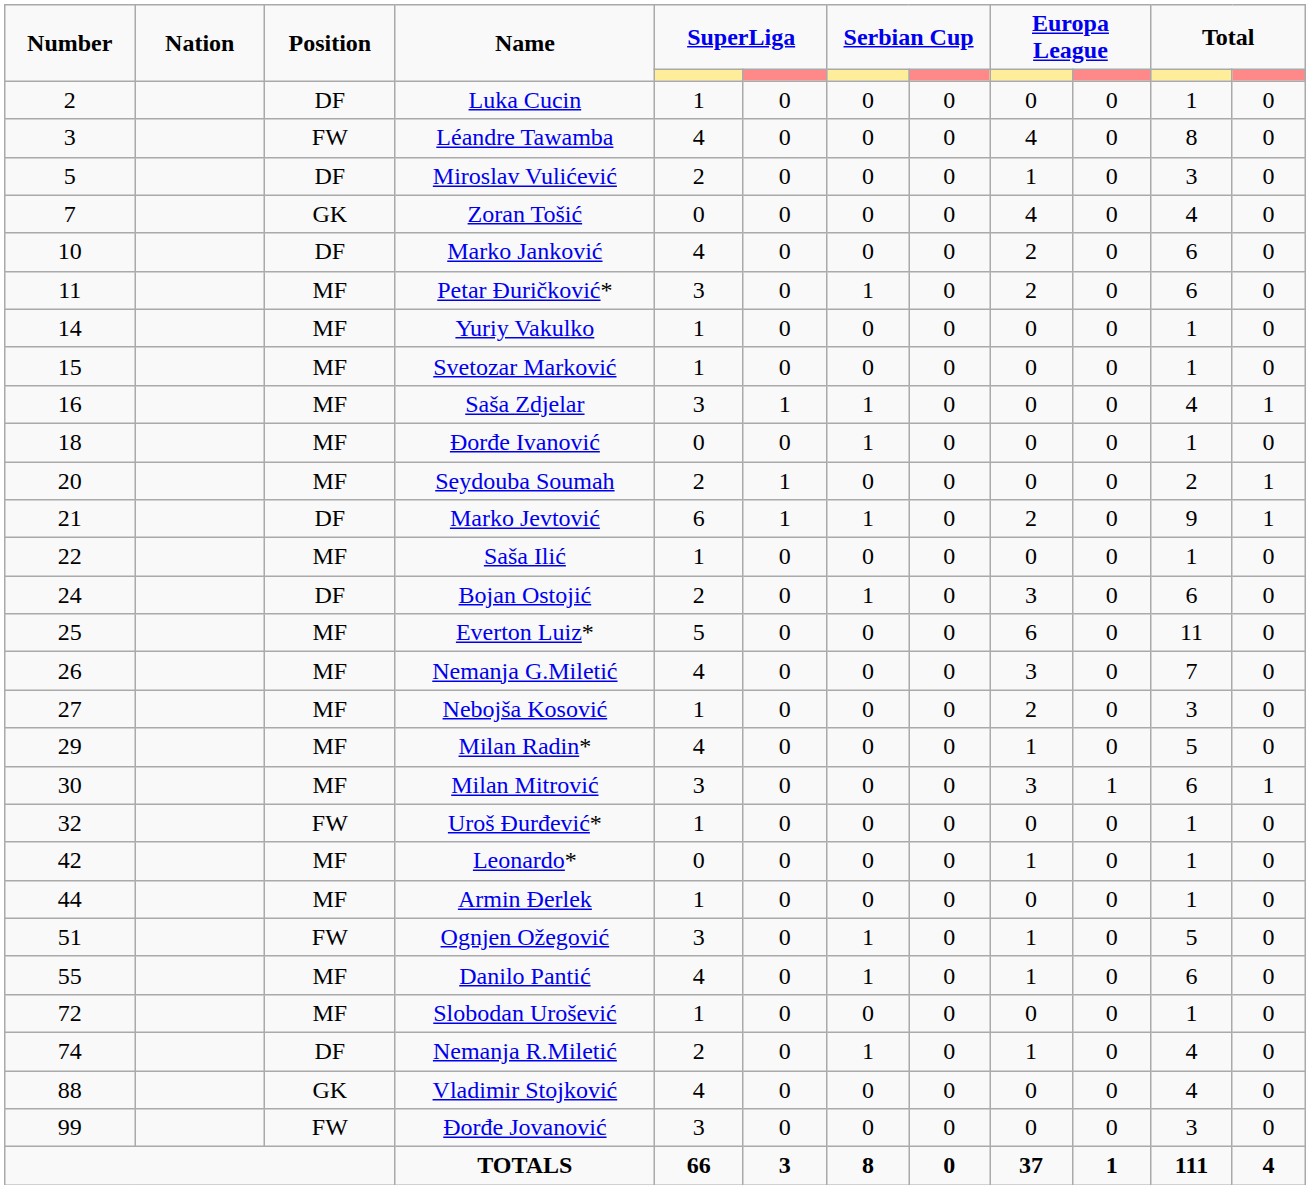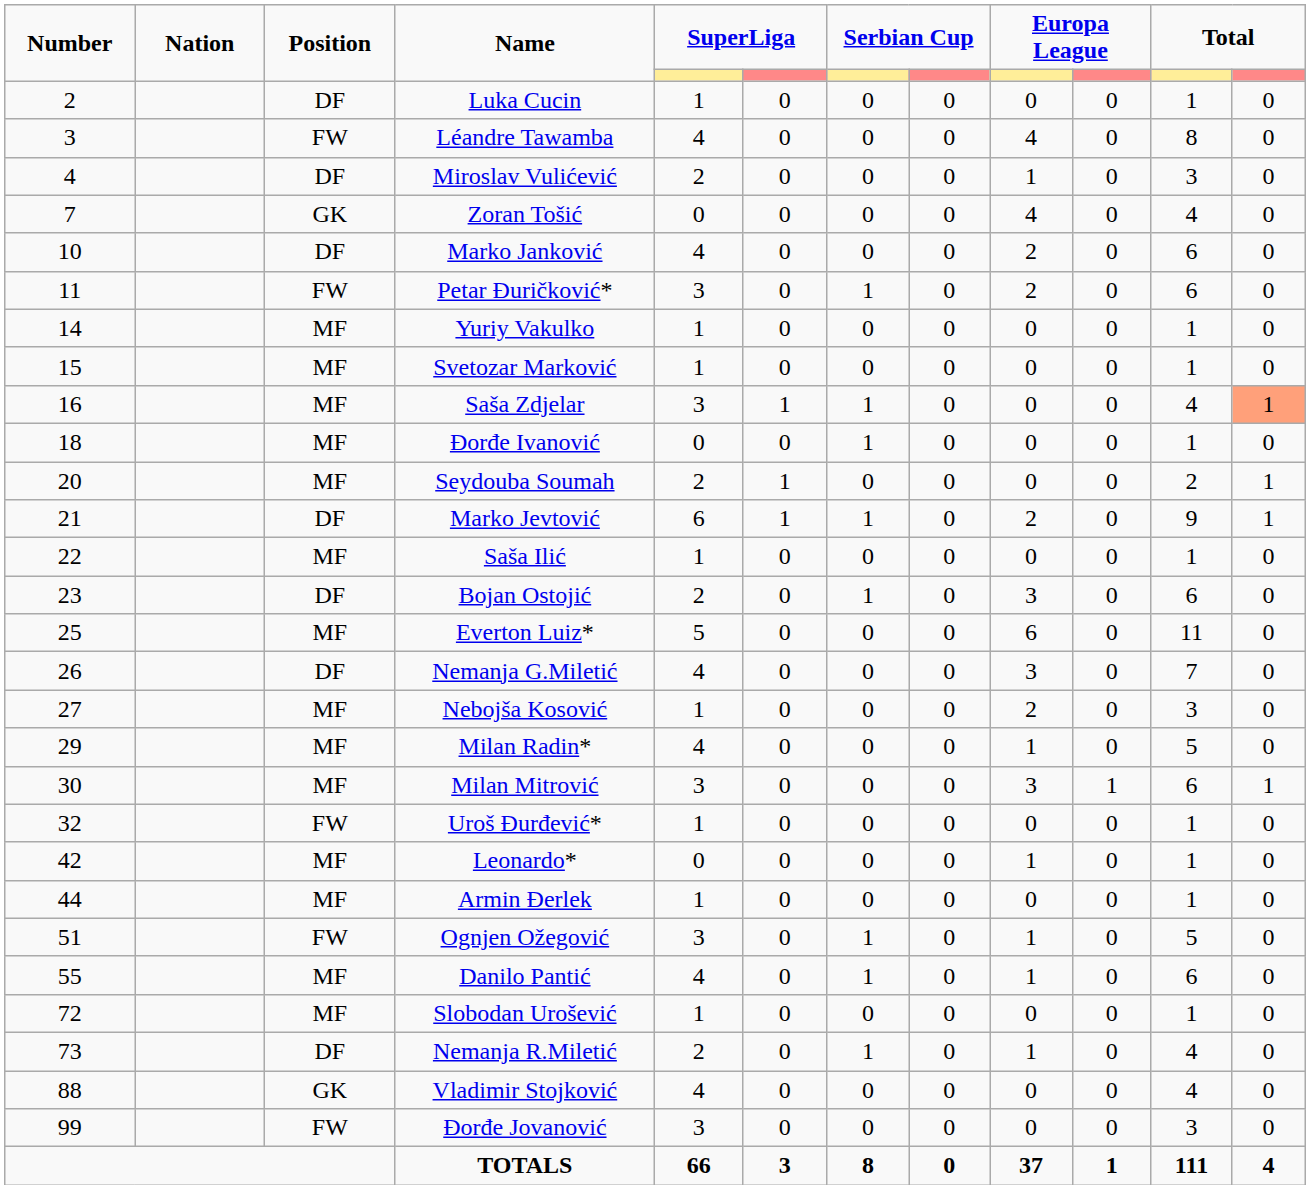(70, 175) 5 -> (70, 175) 4
(330, 289) MF -> (330, 289) FW
(1269, 404) no background -> (1269, 404) lightsalmon background
(70, 594) 24 -> (70, 594) 23
(330, 670) MF -> (330, 670) DF
(70, 1051) 74 -> (70, 1051) 73
